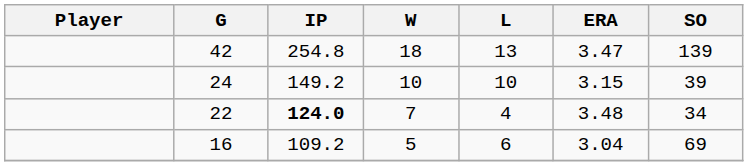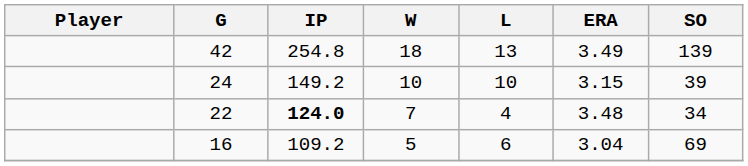(601, 51) 3.47 -> (601, 51) 3.49
